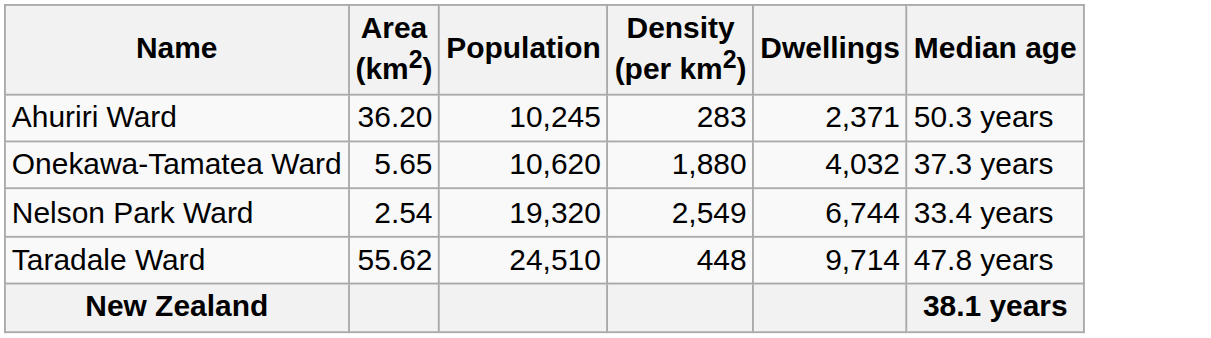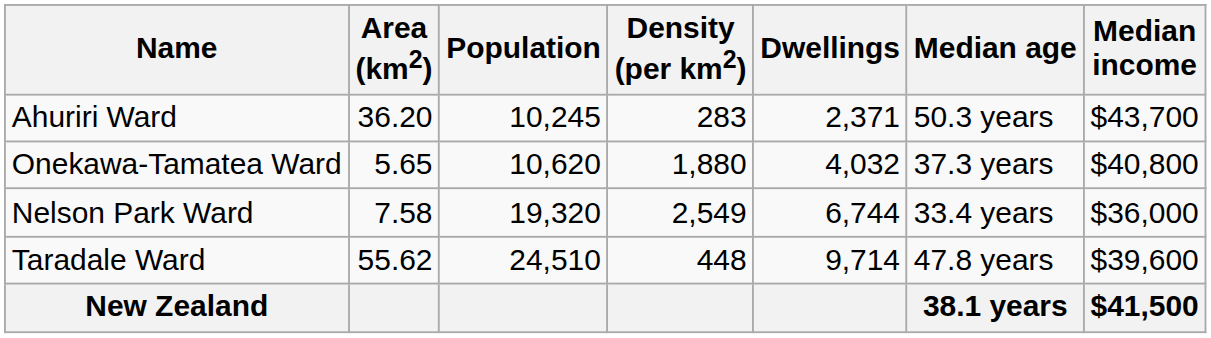+ column: (1145, 49)
(403, 212) 2.54 -> (403, 212) 7.58
